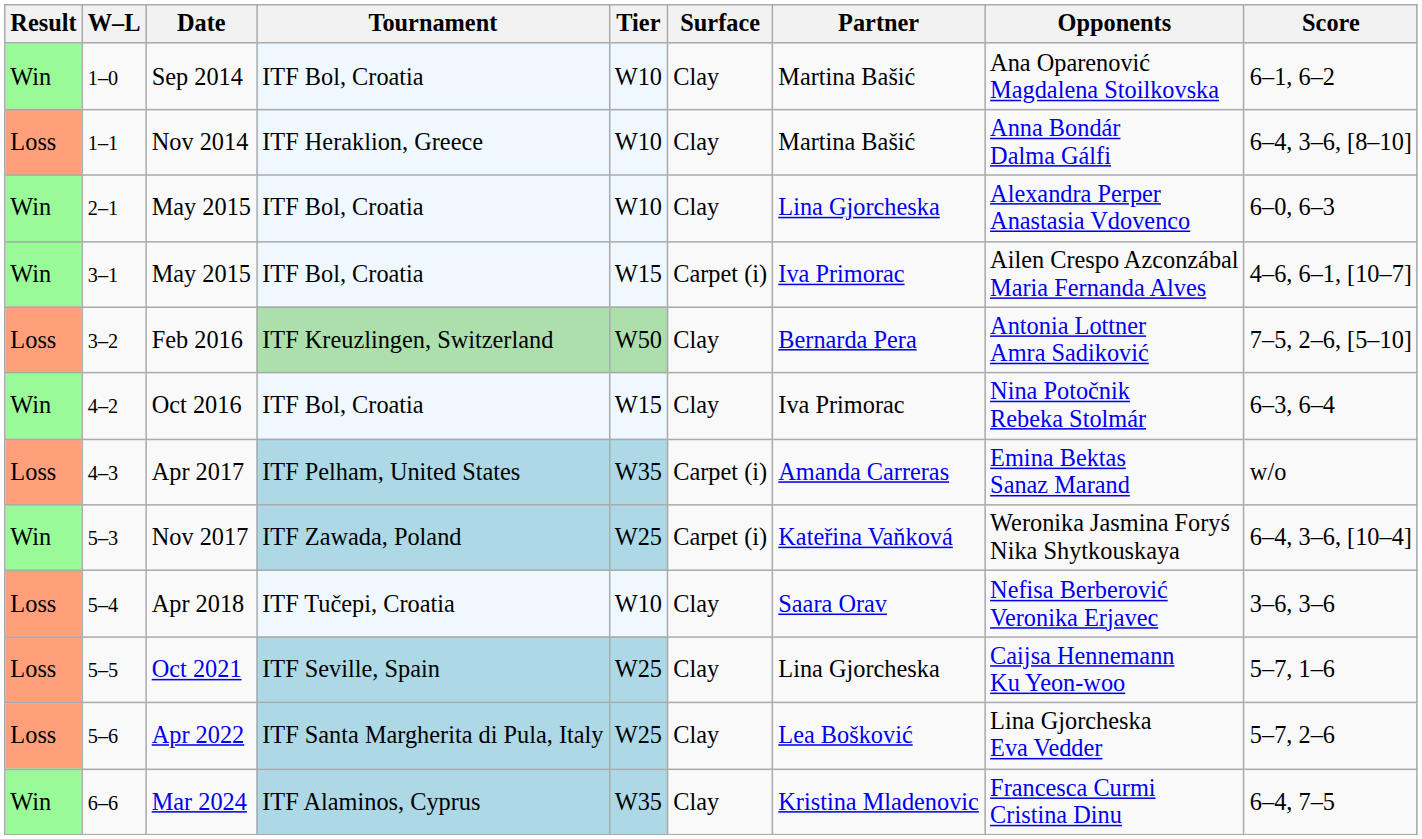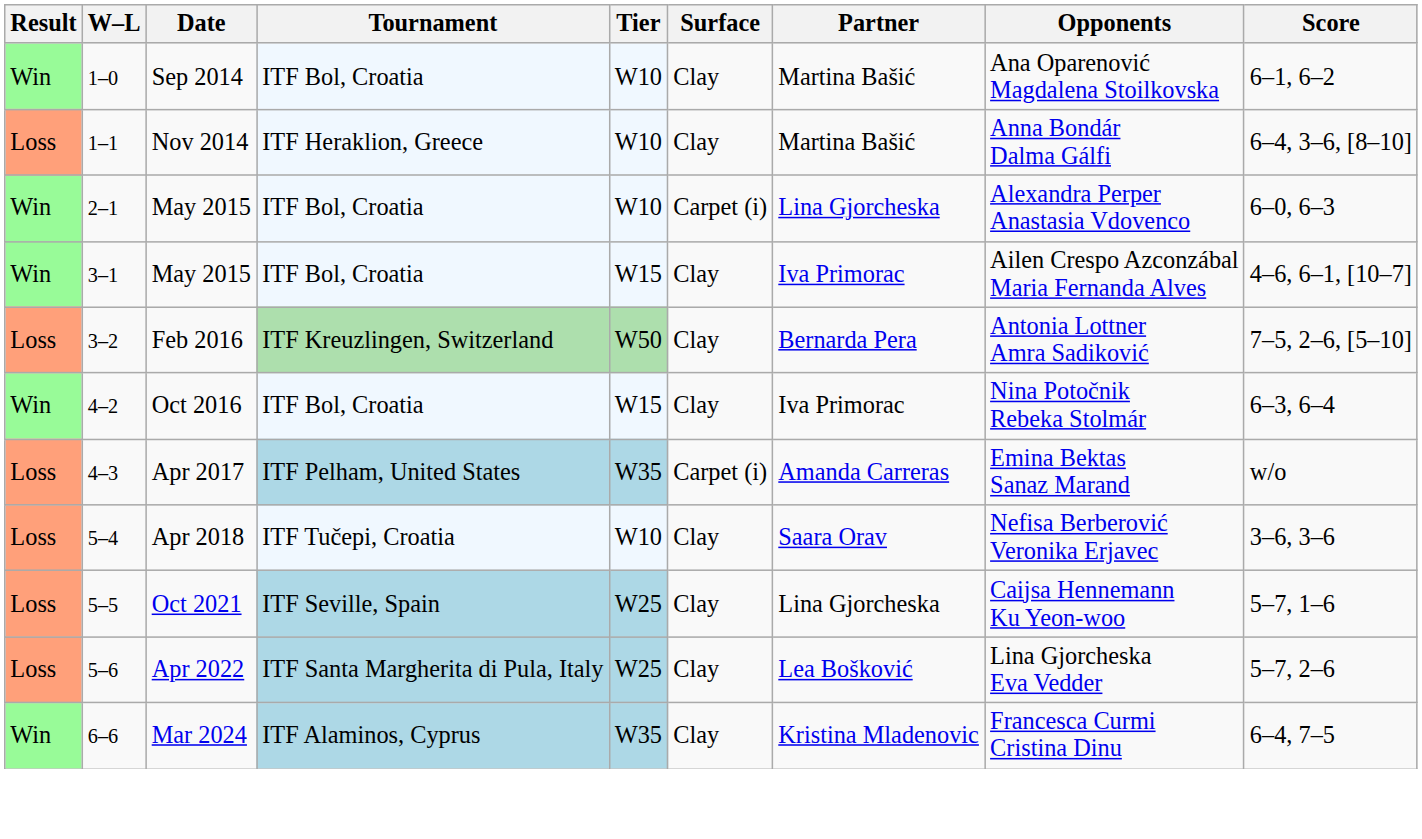(696, 207) Clay -> (720, 207) Carpet (i)
(720, 273) Carpet (i) -> (696, 273) Clay
- row: (103, 539)
